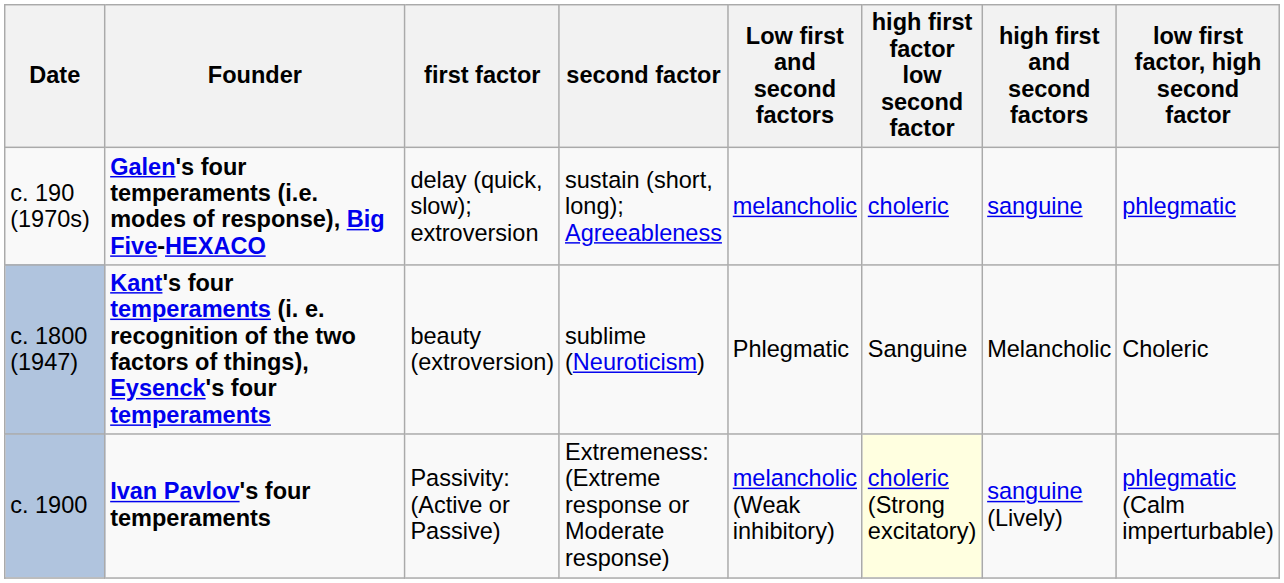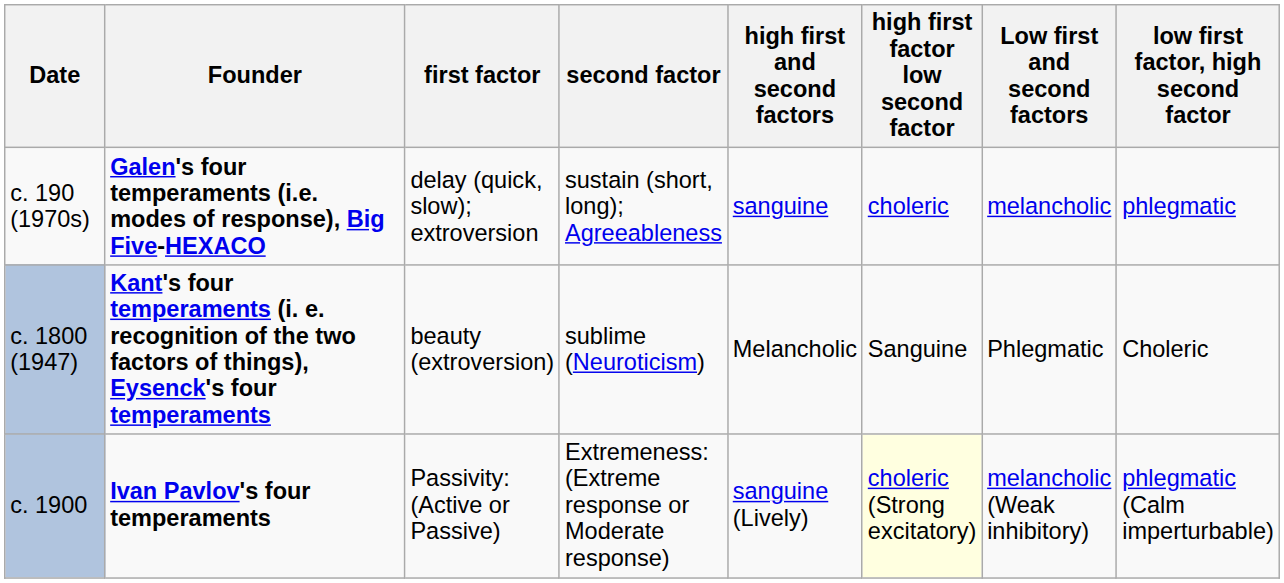columns swapped: (795, 76) <-> (1049, 76)
